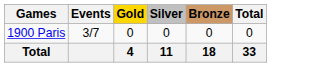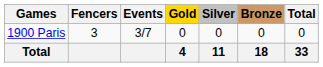+ column: (94, 14)
